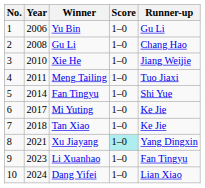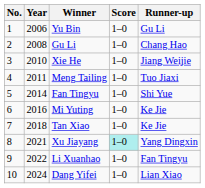(37, 110) 2017 -> (37, 110) 2016
(37, 158) 2023 -> (37, 158) 2022
